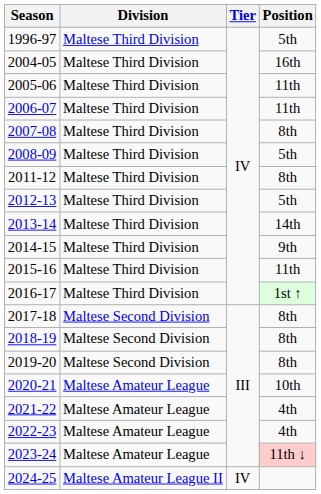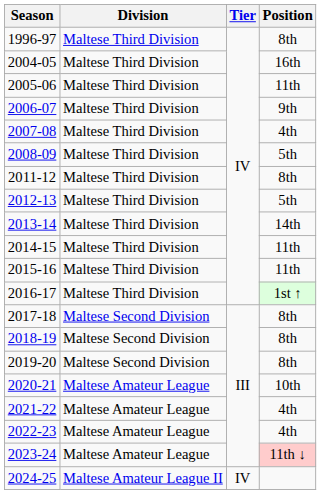(288, 39) 5th -> (288, 39) 8th
(288, 108) 11th -> (288, 108) 9th
(288, 131) 8th -> (288, 131) 4th
(288, 246) 9th -> (288, 246) 11th
